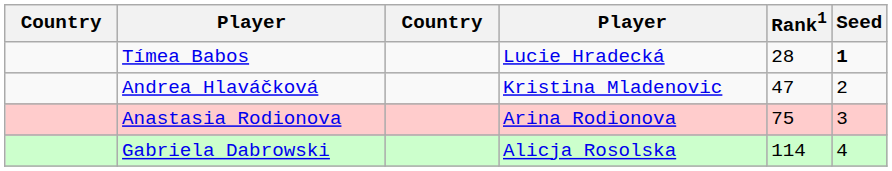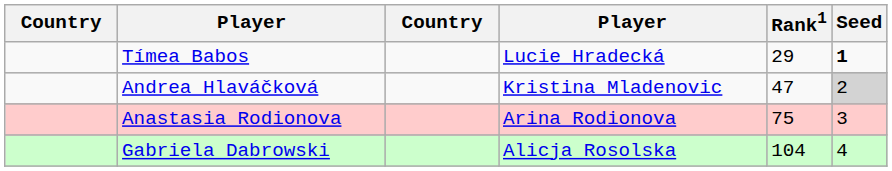(783, 57) 28 -> (783, 57) 29
(842, 88) no background -> (842, 88) lightgrey background
(788, 151) 114 -> (788, 151) 104
